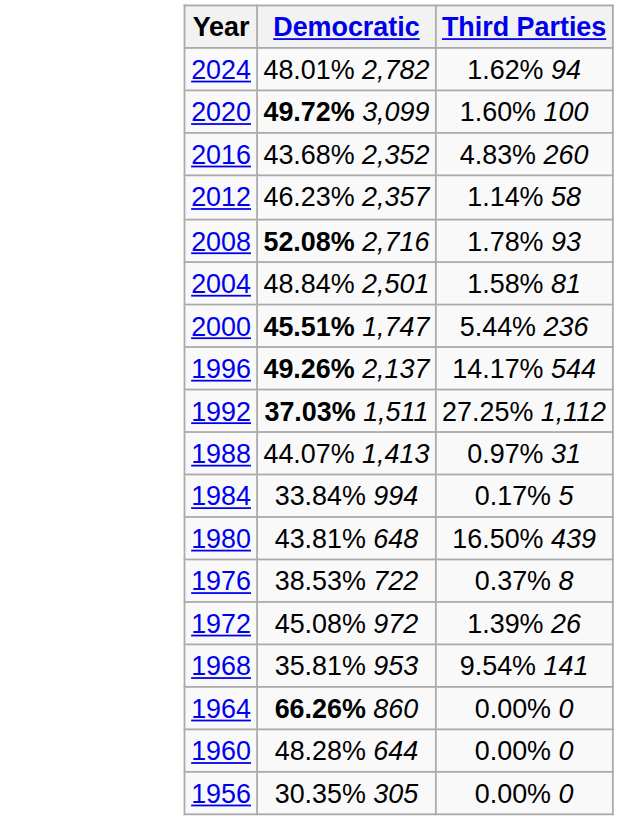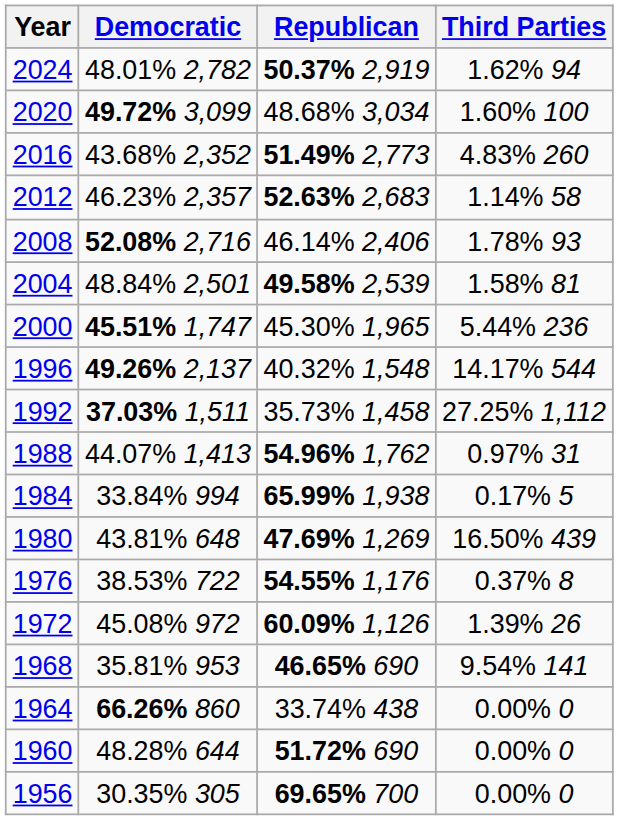+ column: (346, 27)
